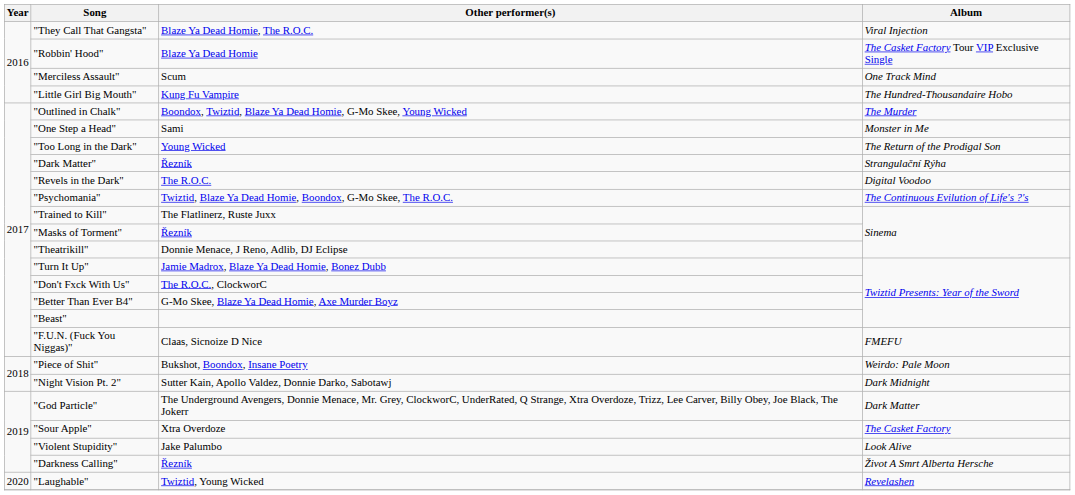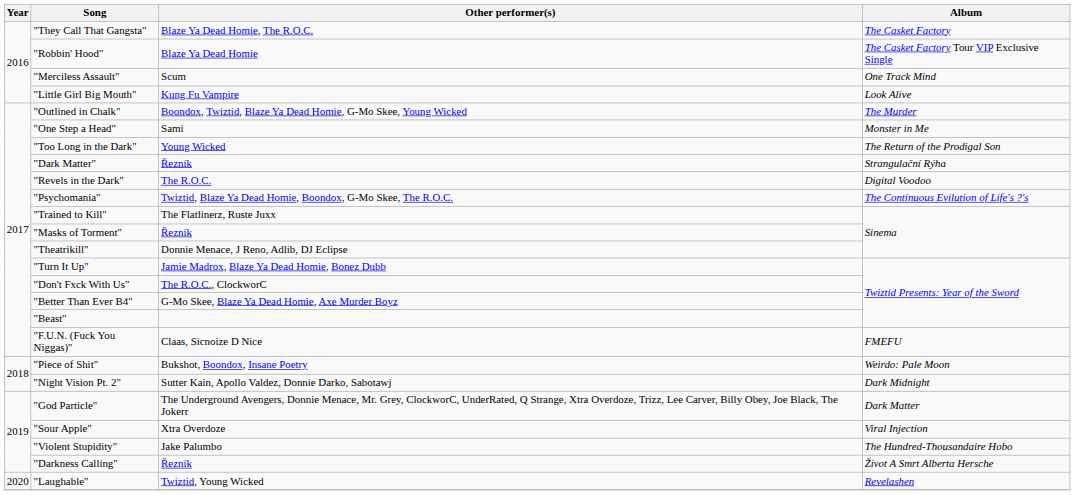(896, 30) Viral Injection -> (908, 30) The Casket Factory
(939, 94) The Hundred-Thousandaire Hobo -> (888, 94) Look Alive
(908, 429) The Casket Factory -> (896, 429) Viral Injection
(888, 446) Look Alive -> (939, 446) The Hundred-Thousandaire Hobo
